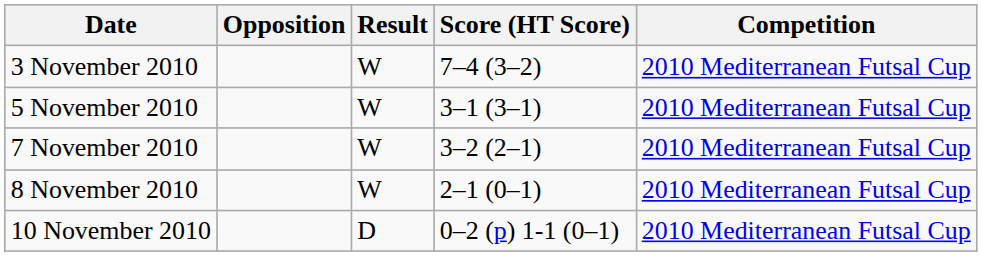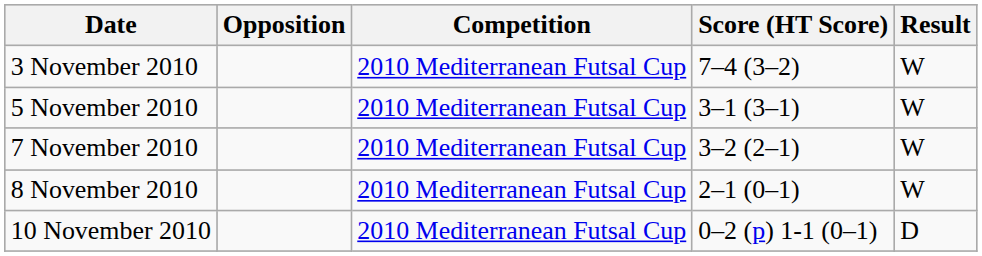columns swapped: (393, 25) <-> (806, 25)
